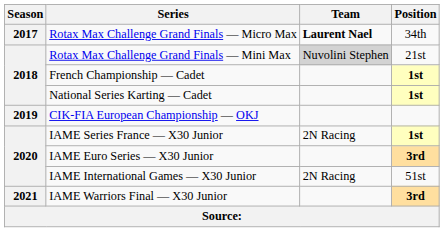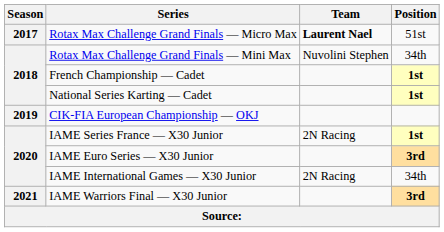(416, 34) 34th -> (416, 34) 51st
(346, 54) lightgrey background -> (346, 54) no background
(416, 54) 21st -> (416, 54) 34th
(416, 175) 51st -> (416, 175) 34th
